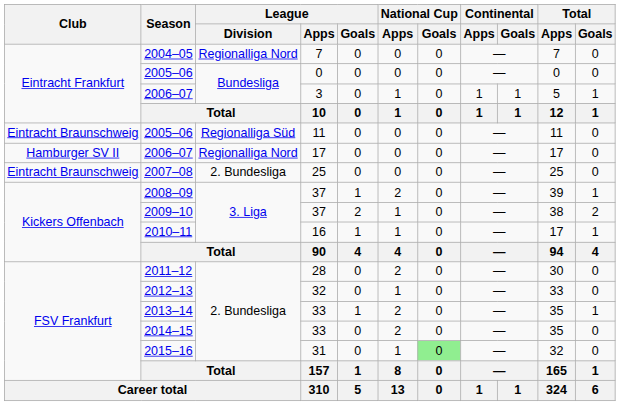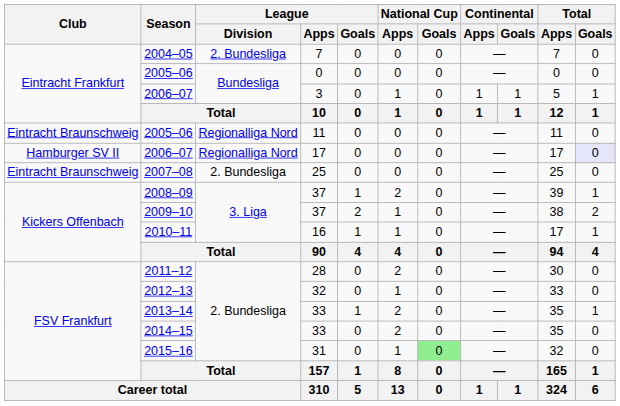(248, 53) Regionalliga Nord -> (248, 53) 2. Bundesliga
(248, 133) Regionalliga Süd -> (248, 133) Regionalliga Nord
(595, 152) no background -> (595, 152) lavender background
